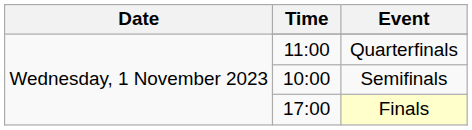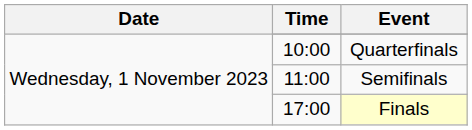(307, 49) 11:00 -> (307, 49) 10:00
(307, 79) 10:00 -> (307, 79) 11:00
